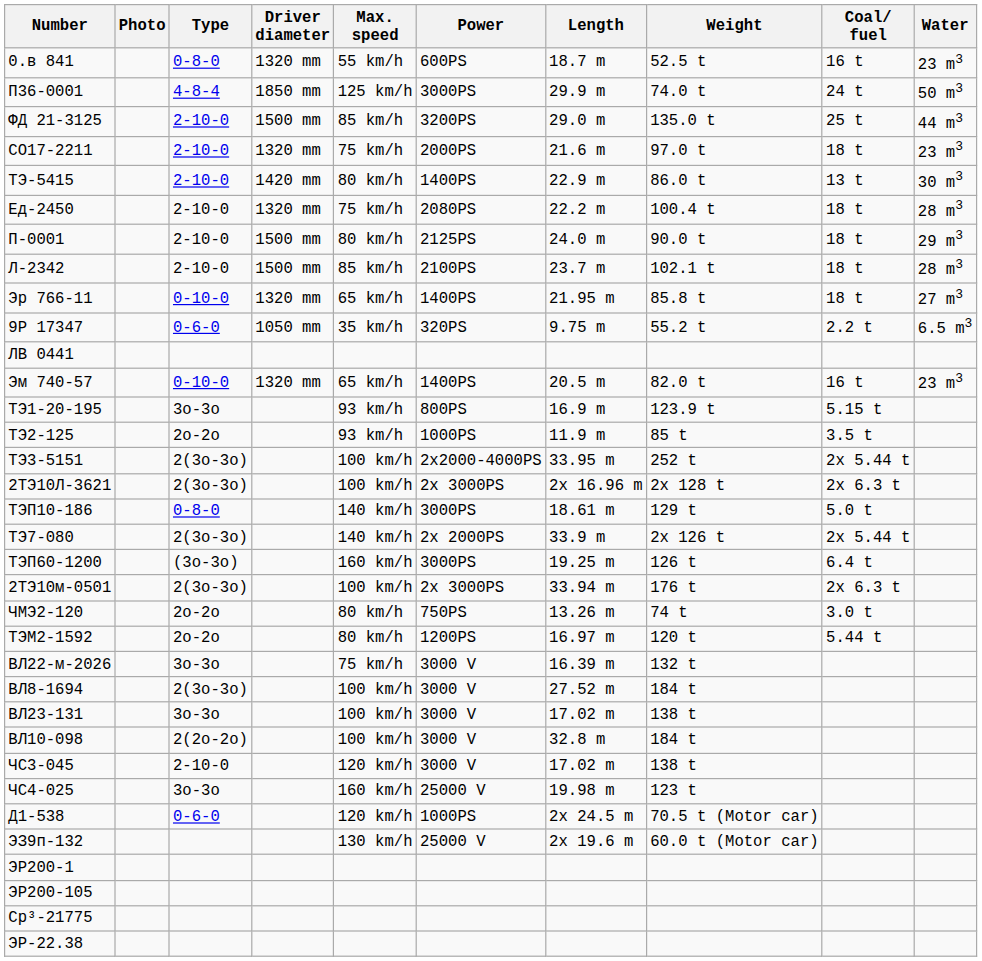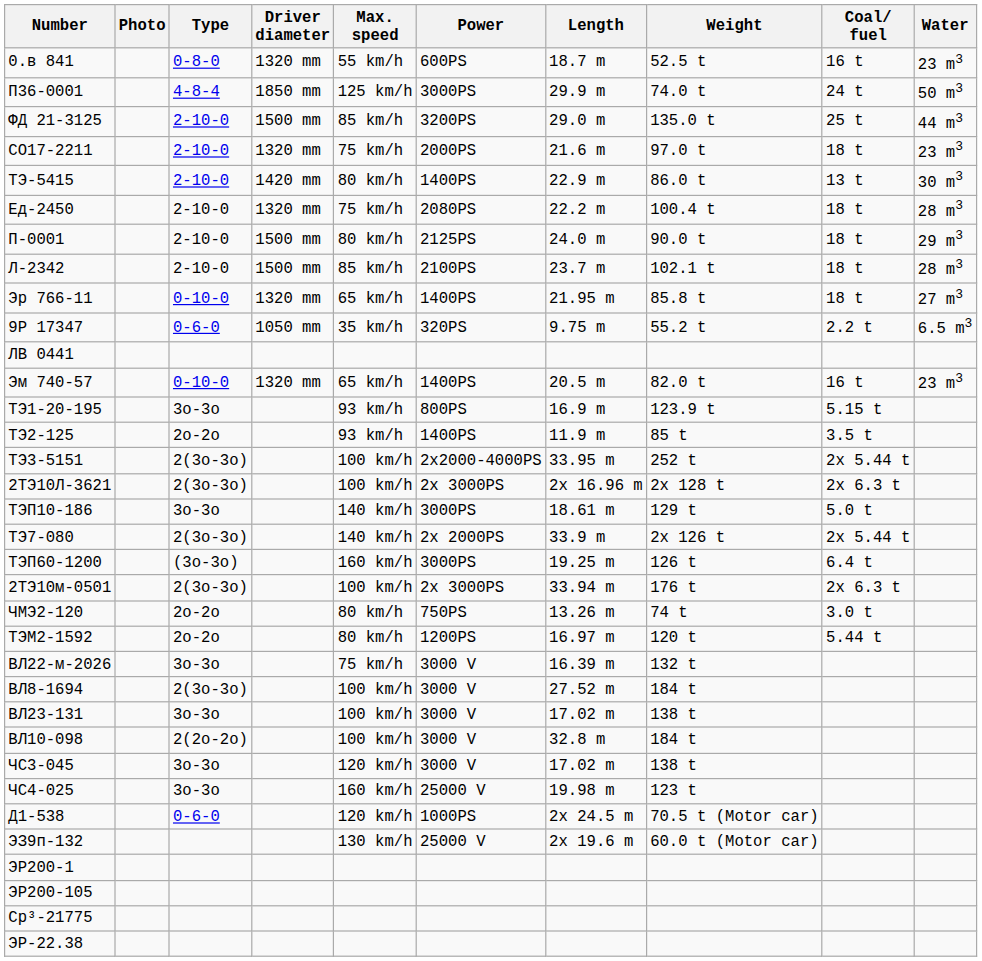(448, 435) 1000PS -> (448, 435) 1400PS
(196, 511) 0-8-0 -> (196, 511) 3o-3o
(201, 766) 2-10-0 -> (196, 766) 3o-3o
